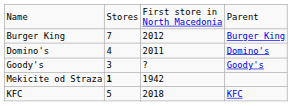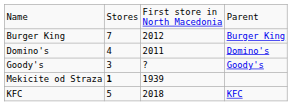(153, 79) 1942 -> (153, 79) 1939
